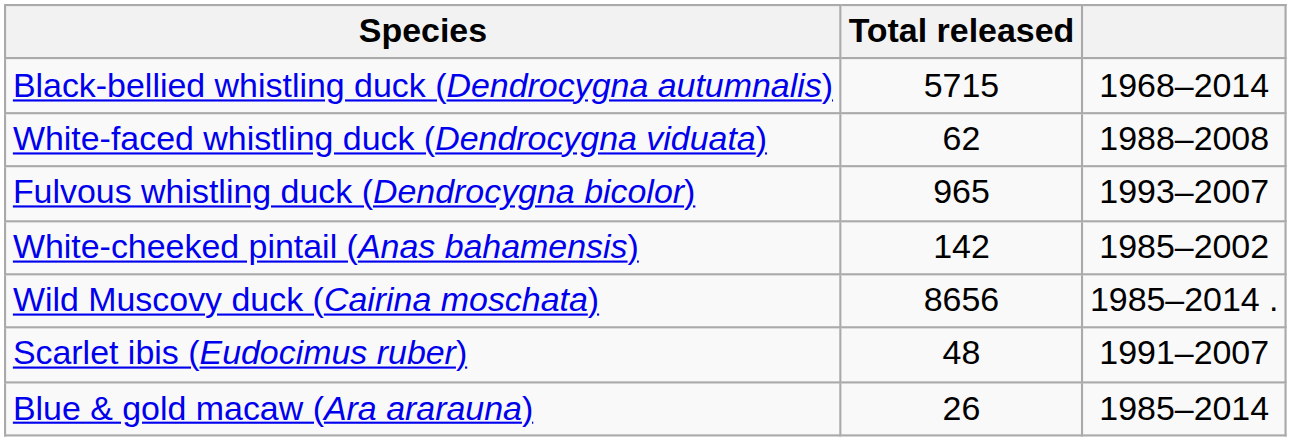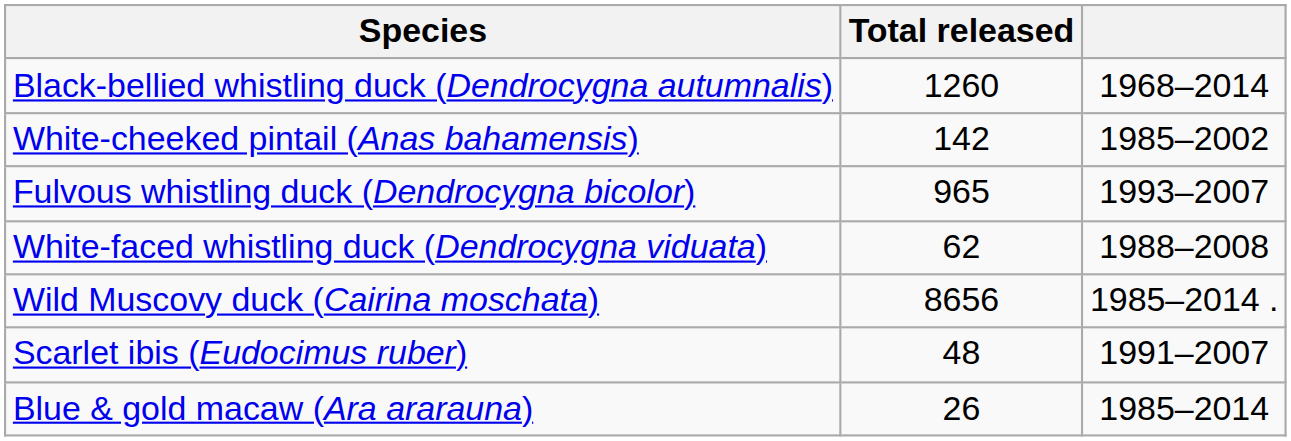(961, 85) 5715 -> (961, 85) 1260
rows swapped: (390, 138) <-> (326, 246)
